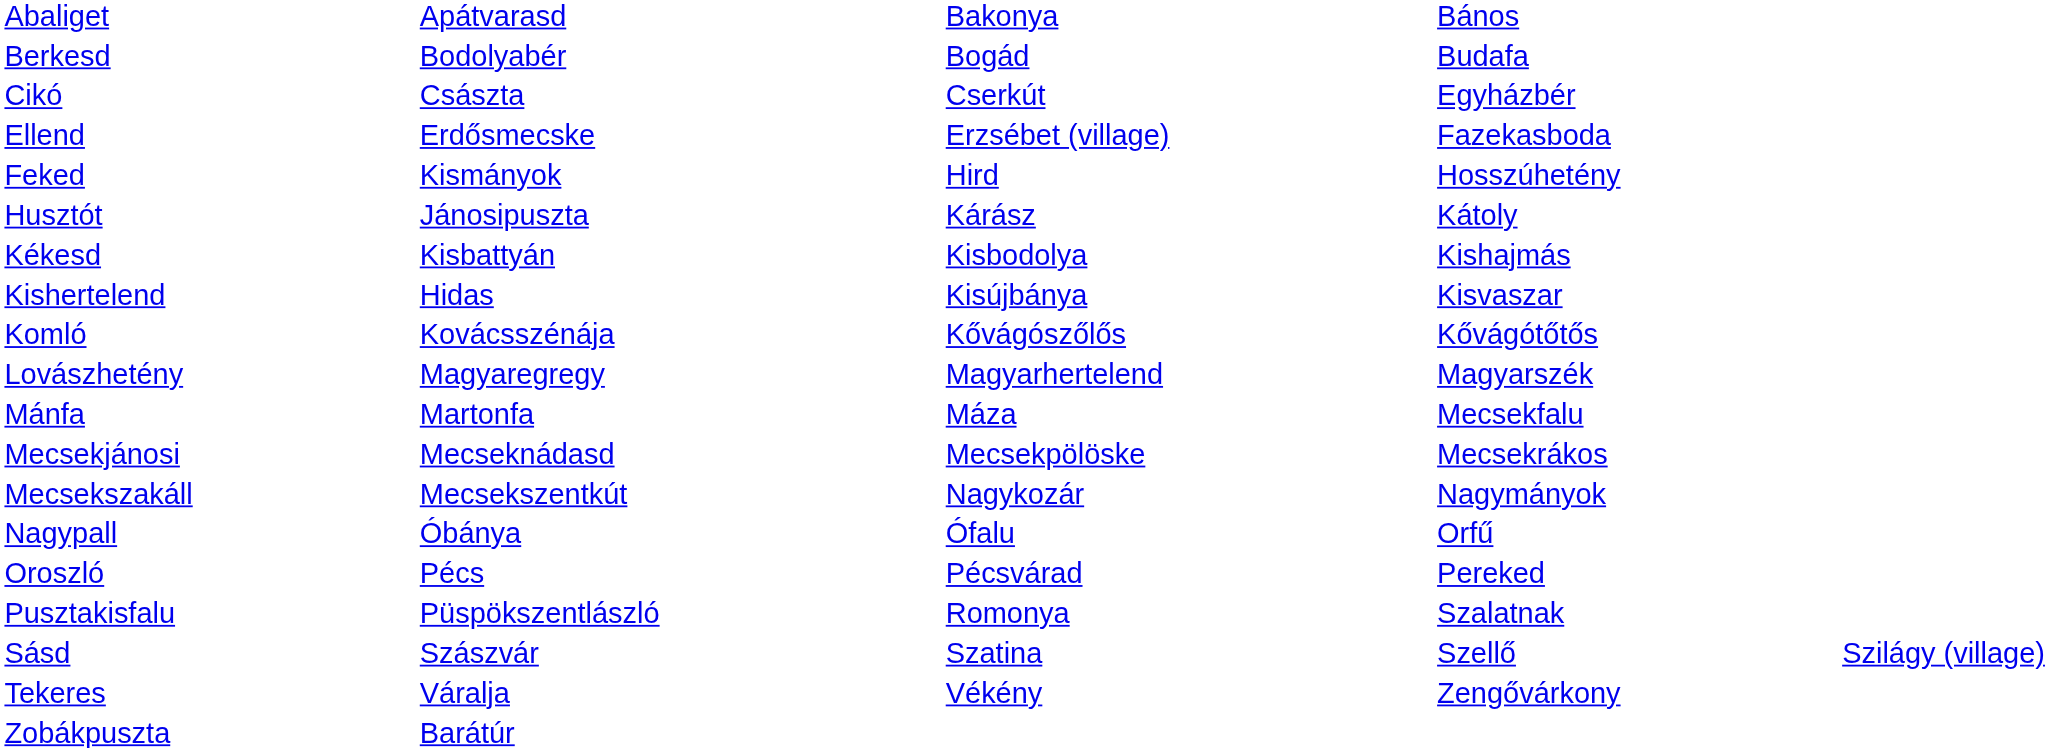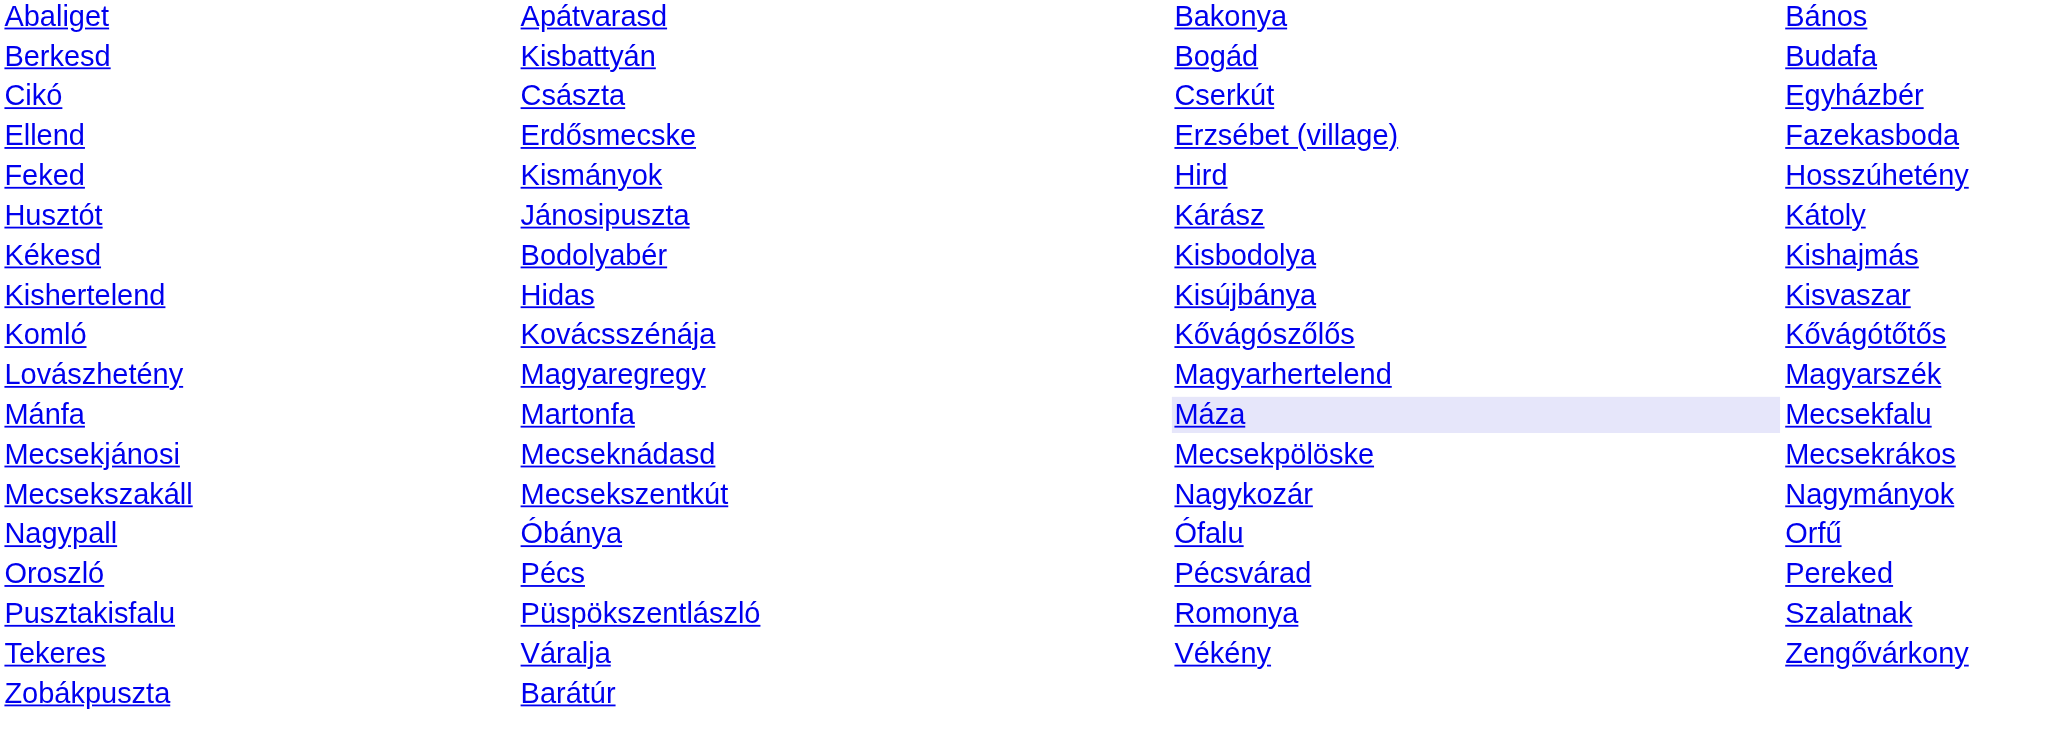(493, 56) Bodolyabér -> (588, 56) Kisbattyán
(487, 255) Kisbattyán -> (594, 255) Bodolyabér
(981, 414) no background -> (1210, 414) lavender background
- row: (37, 653)
